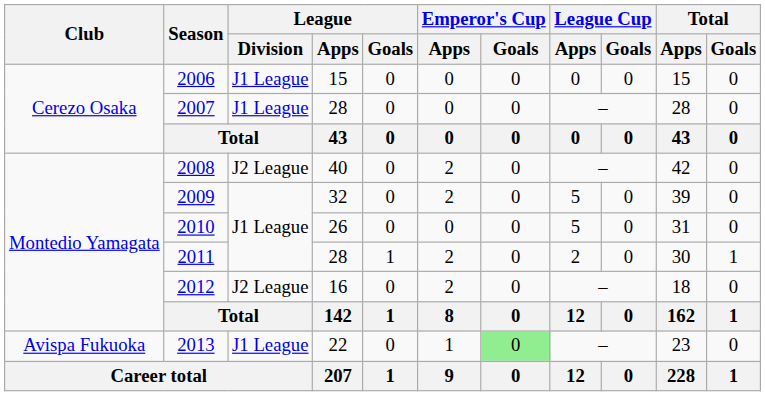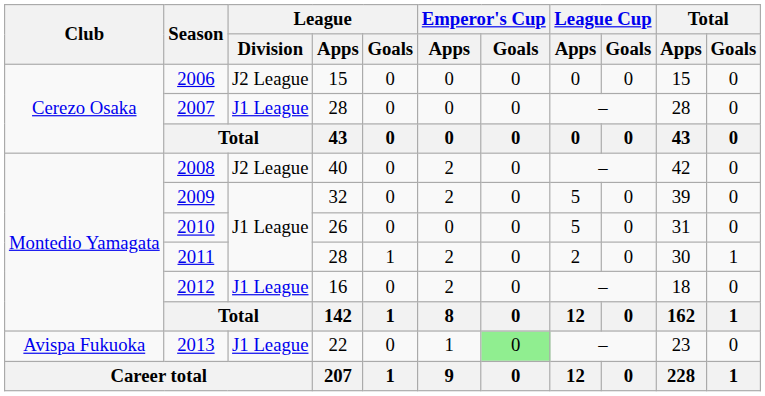(270, 78) J1 League -> (270, 78) J2 League
(270, 286) J2 League -> (270, 286) J1 League
